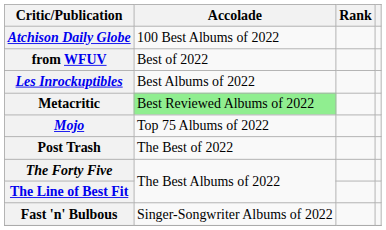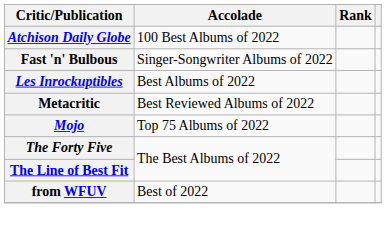rows swapped: (69, 214) <-> (69, 59)
(226, 103) lightgreen background -> (226, 103) no background
- row: (69, 147)
